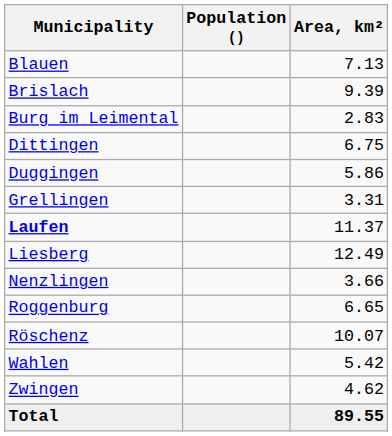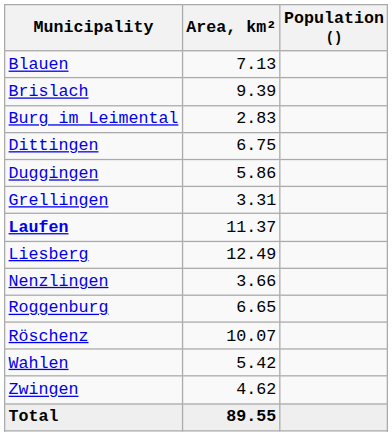columns swapped: (236, 27) <-> (339, 28)
